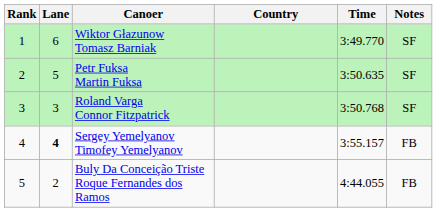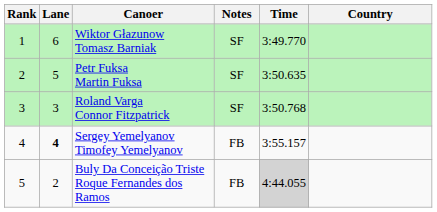columns swapped: (276, 14) <-> (409, 14)
(362, 183) no background -> (284, 183) lightgrey background
